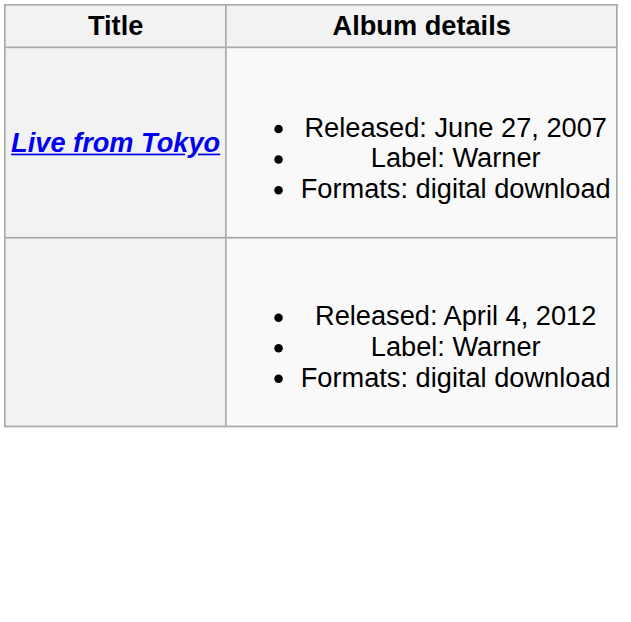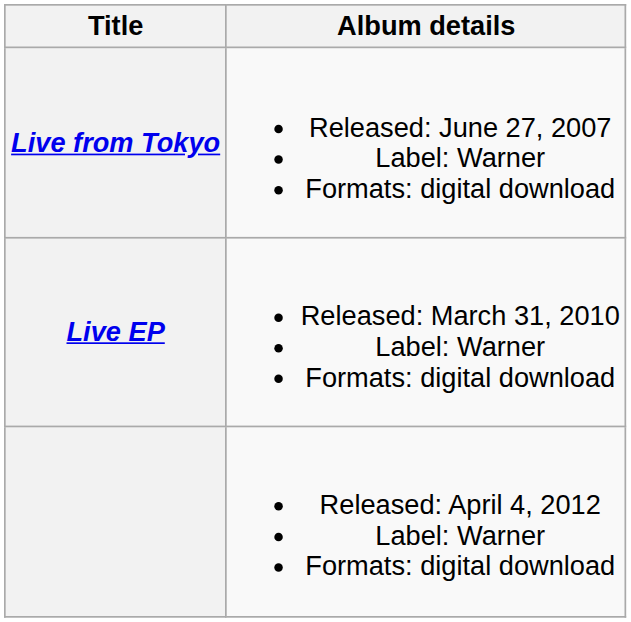+ row: (116, 331)
